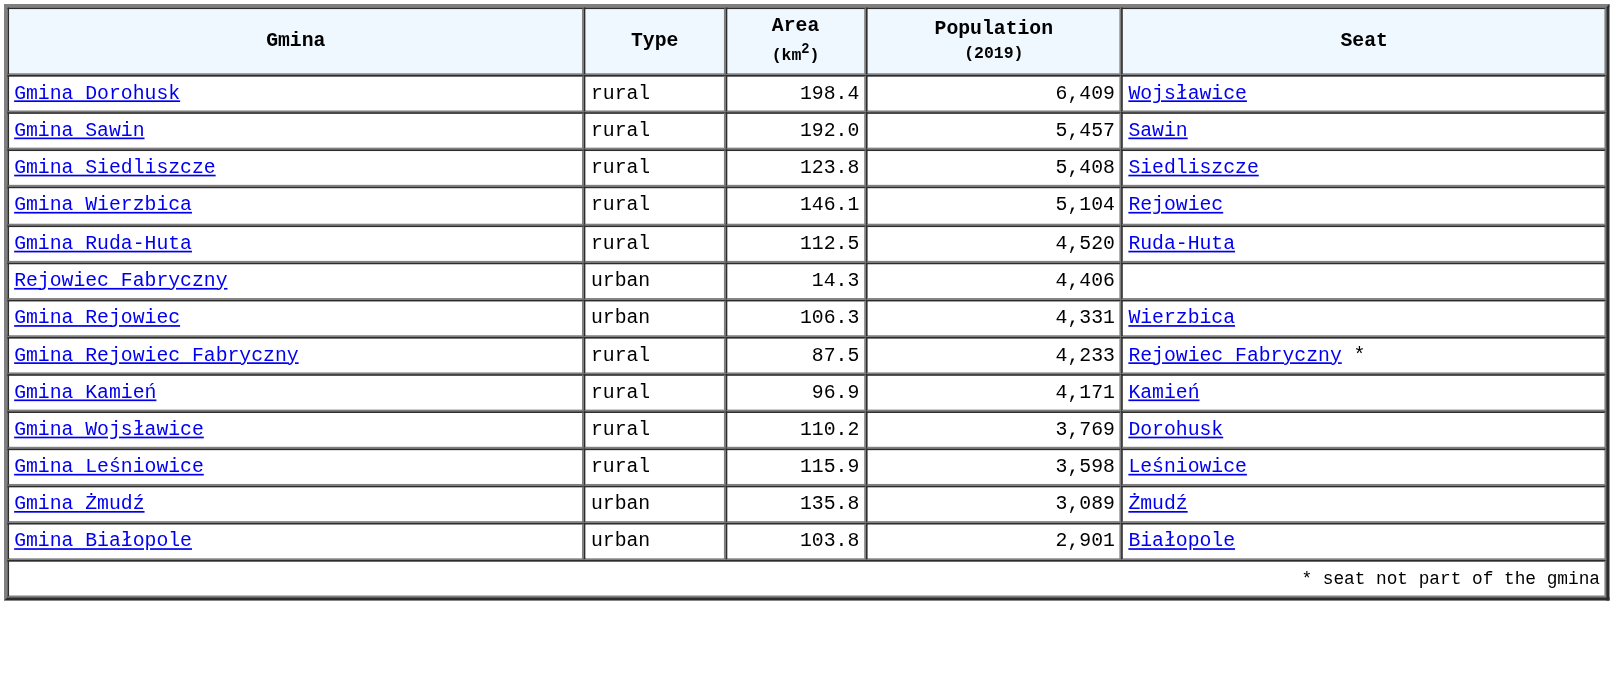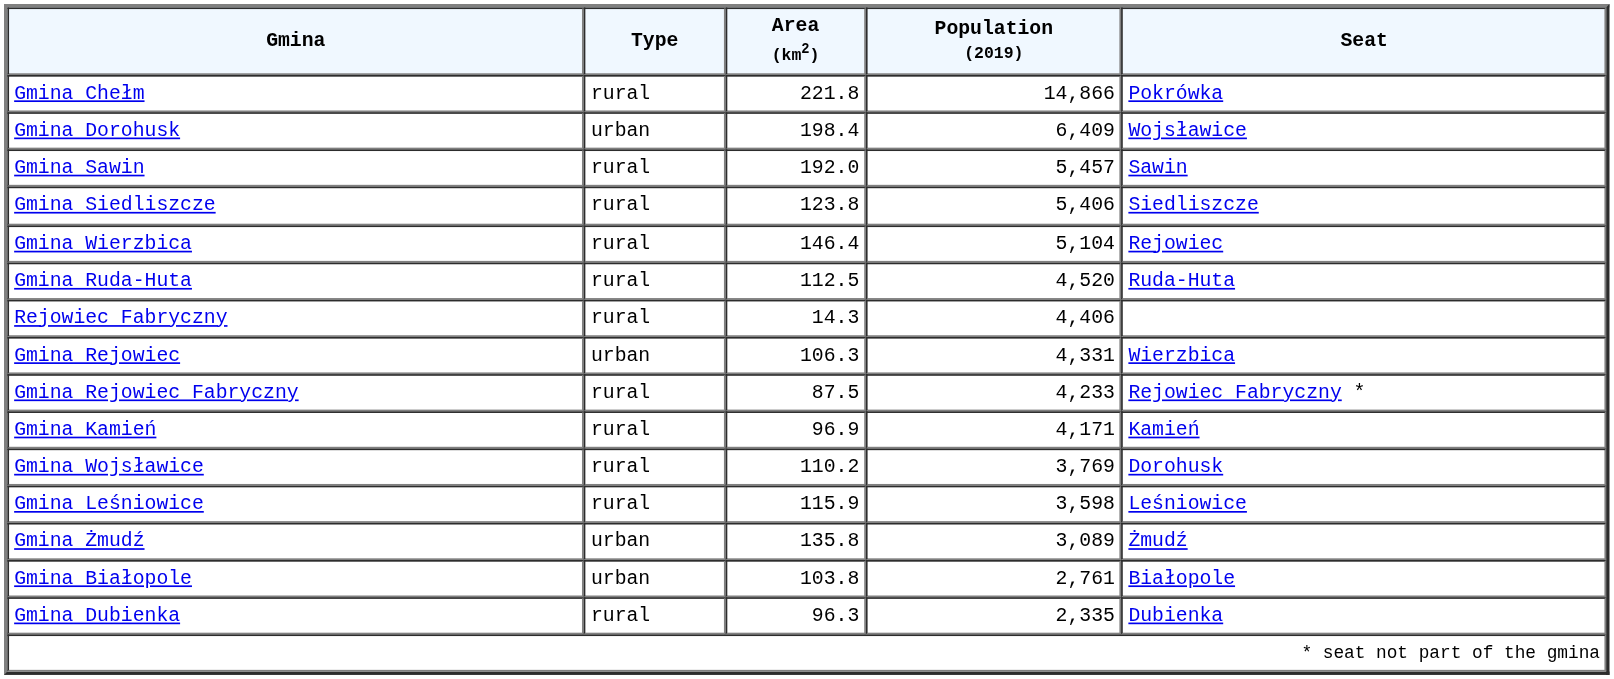+ row: (79, 94)
(621, 94) rural -> (621, 131) urban
(1085, 169) 5,408 -> (1085, 206) 5,406
(830, 206) 146.1 -> (830, 243) 146.4
(621, 280) urban -> (621, 318) rural
(1085, 541) 2,901 -> (1085, 579) 2,761
+ row: (97, 616)
